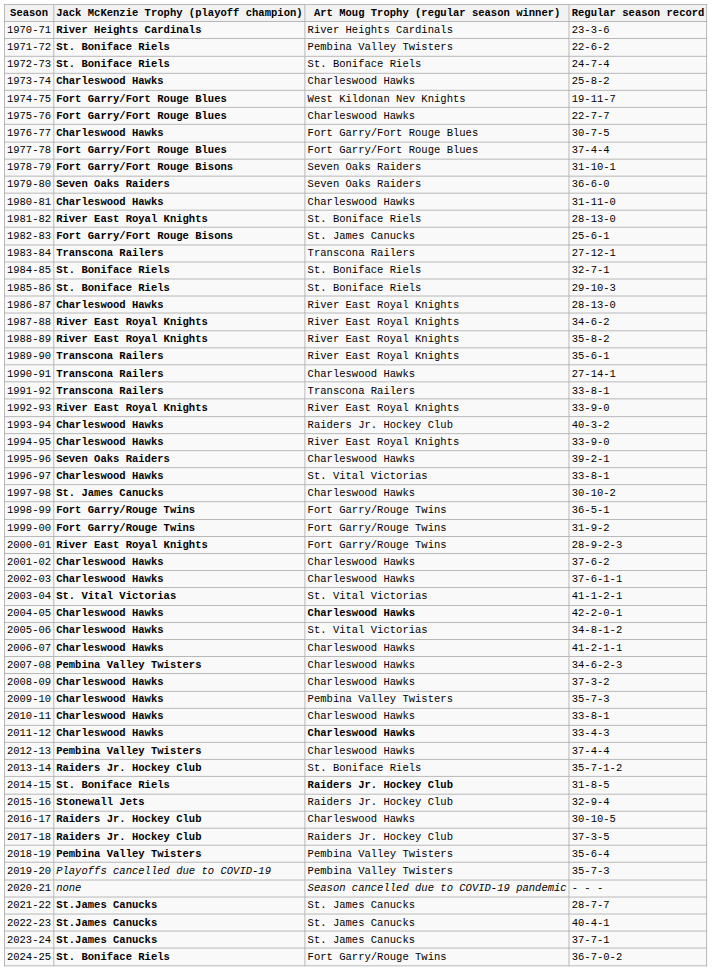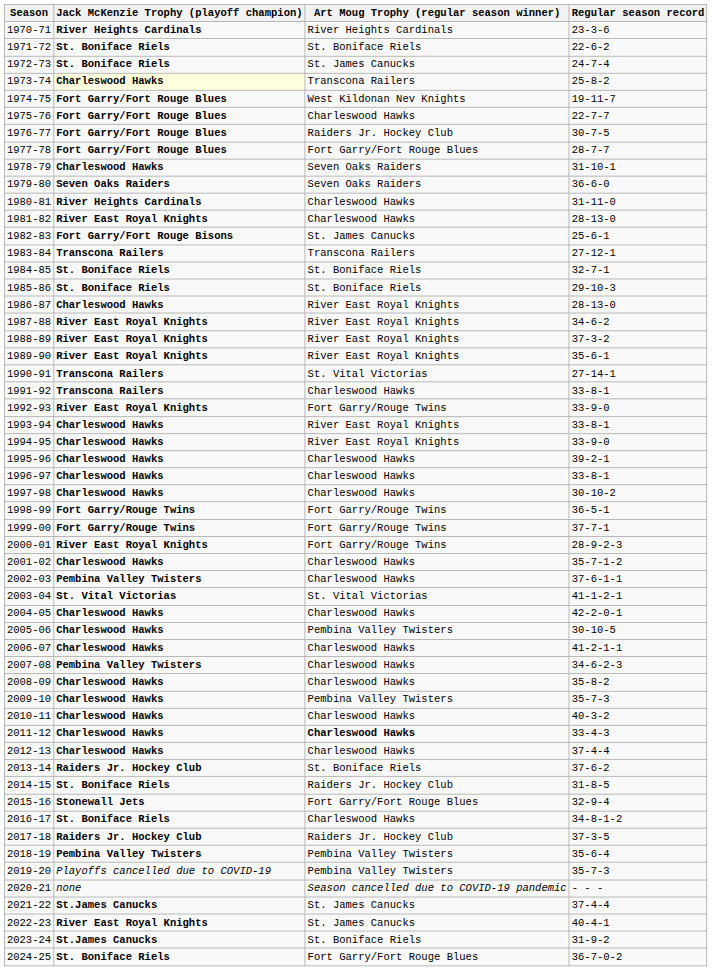(380, 47) Pembina Valley Twisters -> (364, 47) St. Boniface Riels
(364, 64) St. Boniface Riels -> (361, 64) St. James Canucks
(110, 82) no background -> (110, 82) lightyellow background
(361, 82) Charleswood Hawks -> (361, 82) Transcona Railers
(110, 133) Charleswood Hawks -> (141, 133) Fort Garry/Fort Rouge Blues
(393, 133) Fort Garry/Fort Rouge Blues -> (380, 133) Raiders Jr. Hockey Club
(591, 150) 37-4-4 -> (591, 150) 28-7-7
(145, 167) Fort Garry/Fort Rouge Bisons -> (110, 167) Charleswood Hawks
(110, 202) Charleswood Hawks -> (129, 202) River Heights Cardinals
(364, 219) St. Boniface Riels -> (361, 219) Charleswood Hawks
(591, 339) 35-8-2 -> (591, 339) 37-3-2
(110, 356) Transcona Railers -> (132, 356) River East Royal Knights
(361, 373) Charleswood Hawks -> (368, 373) St. Vital Victorias
(361, 391) Transcona Railers -> (361, 391) Charleswood Hawks
(383, 408) River East Royal Knights -> (377, 408) Fort Garry/Rouge Twins
(380, 425) Raiders Jr. Hockey Club -> (383, 425) River East Royal Knights
(591, 425) 40-3-2 -> (591, 425) 33-8-1
(113, 459) Seven Oaks Raiders -> (110, 459) Charleswood Hawks
(368, 476) St. Vital Victorias -> (361, 476) Charleswood Hawks
(110, 494) St. James Canucks -> (110, 494) Charleswood Hawks
(591, 528) 31-9-2 -> (591, 528) 37-7-1
(591, 562) 37-6-2 -> (597, 562) 35-7-1-2
(110, 579) Charleswood Hawks -> (129, 579) Pembina Valley Twisters
(361, 614) bold -> (361, 614) normal
(368, 631) St. Vital Victorias -> (380, 631) Pembina Valley Twisters
(597, 631) 34-8-1-2 -> (594, 631) 30-10-5
(591, 682) 37-3-2 -> (591, 682) 35-8-2
(591, 717) 33-8-1 -> (591, 717) 40-3-2
(129, 751) Pembina Valley Twisters -> (110, 751) Charleswood Hawks
(597, 768) 35-7-1-2 -> (591, 768) 37-6-2
(380, 785) bold -> (380, 785) normal
(380, 802) Raiders Jr. Hockey Club -> (393, 802) Fort Garry/Fort Rouge Blues
(129, 820) Raiders Jr. Hockey Club -> (113, 820) St. Boniface Riels
(594, 820) 30-10-5 -> (597, 820) 34-8-1-2
(591, 905) 28-7-7 -> (591, 905) 37-4-4
(107, 923) St.James Canucks -> (132, 923) River East Royal Knights
(361, 940) St. James Canucks -> (364, 940) St. Boniface Riels
(591, 940) 37-7-1 -> (591, 940) 31-9-2
(377, 957) Fort Garry/Rouge Twins -> (393, 957) Fort Garry/Fort Rouge Blues
